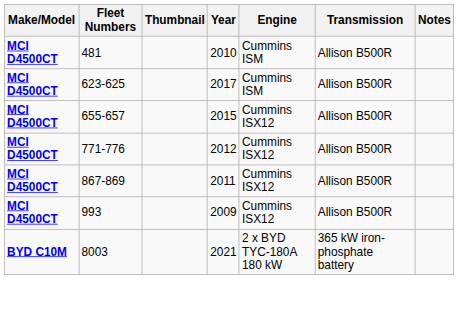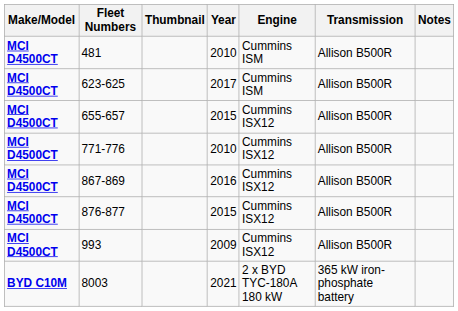(223, 148) 2012 -> (223, 148) 2010
(223, 181) 2011 -> (223, 181) 2016
+ row: (103, 213)
